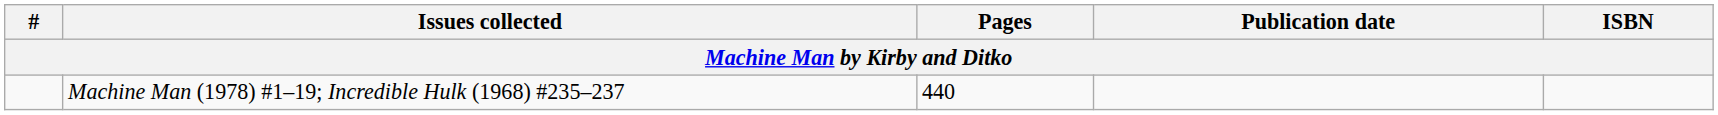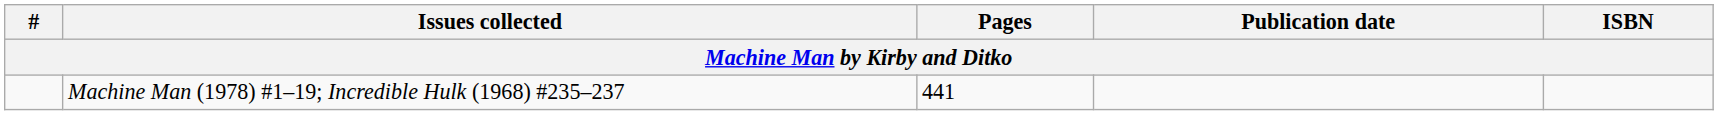(939, 92) 440 -> (939, 92) 441
